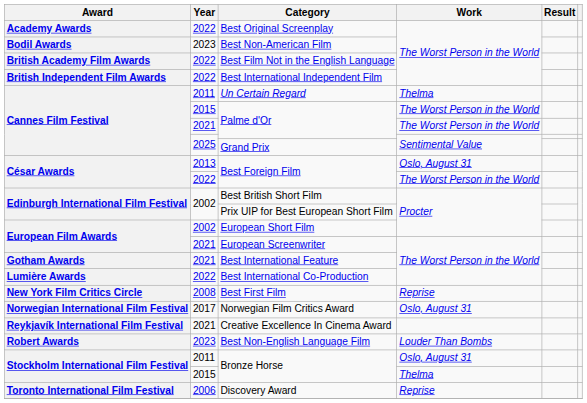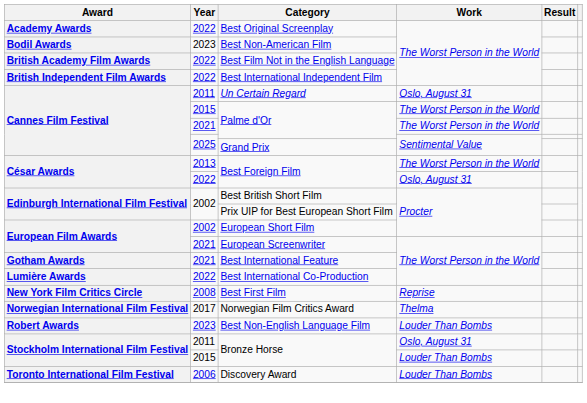(416, 93) Thelma -> (436, 93) Oslo, August 31
(436, 163) Oslo, August 31 -> (469, 163) The Worst Person in the World
(469, 179) The Worst Person in the World -> (436, 179) Oslo, August 31
(436, 309) Oslo, August 31 -> (416, 309) Thelma
- row: (204, 325)
(416, 374) Thelma -> (446, 358) Louder Than Bombs
(417, 390) Reprise -> (446, 374) Louder Than Bombs
